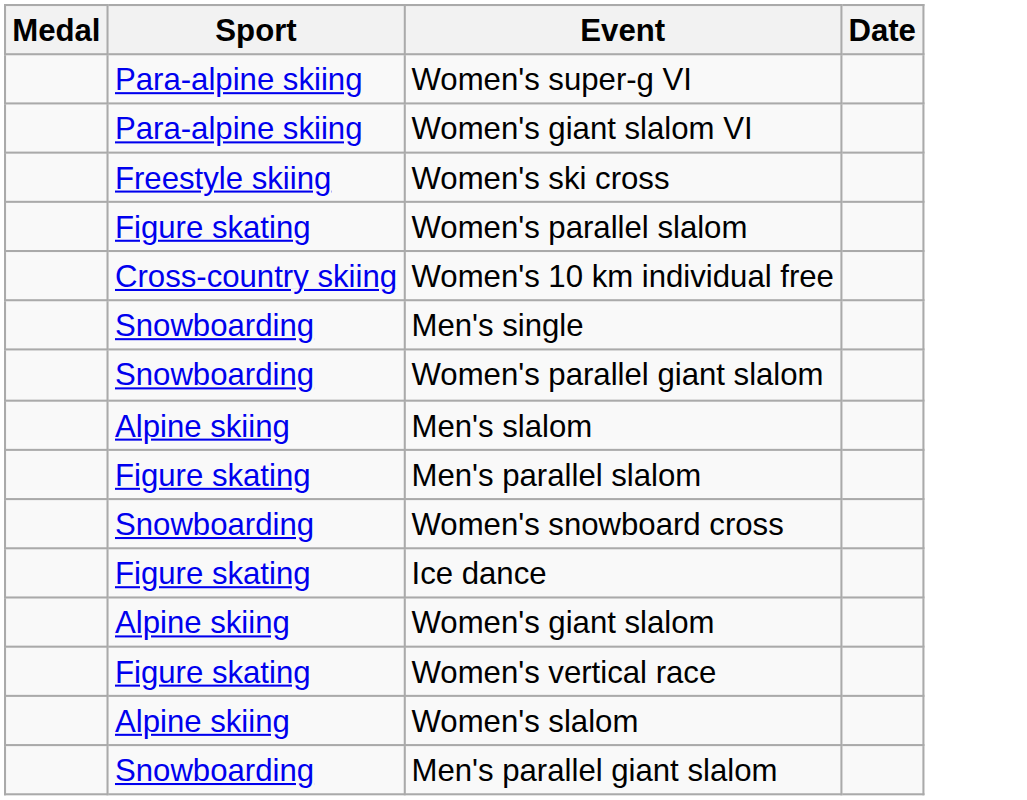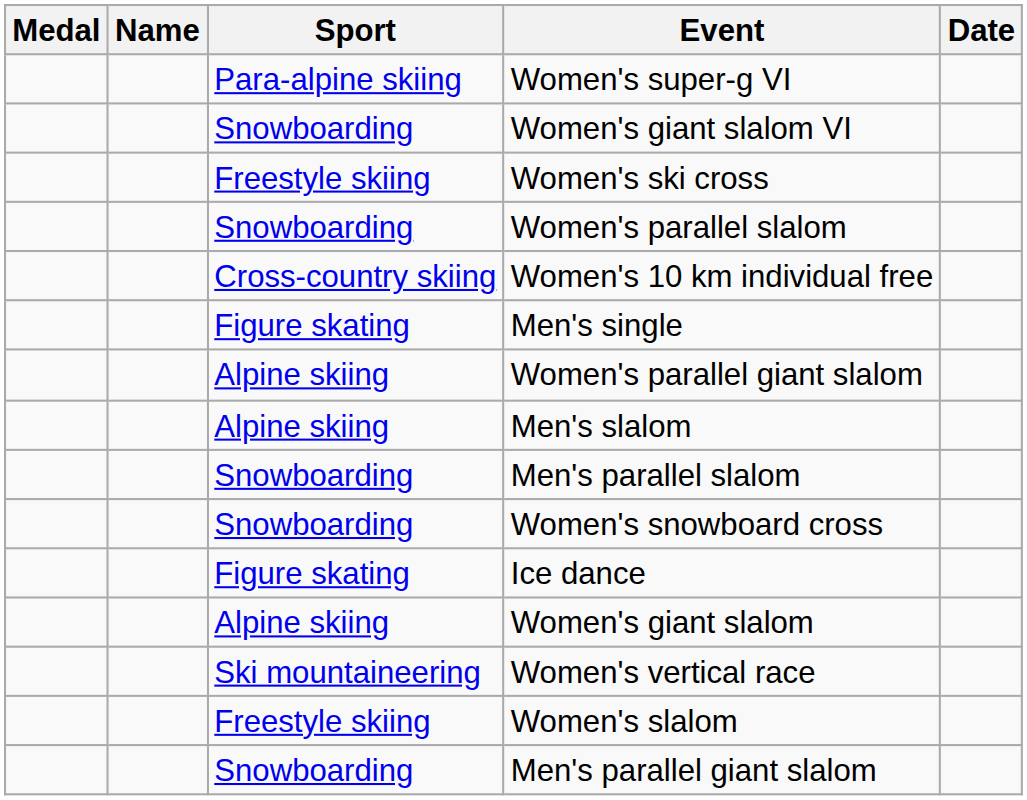+ column: (157, 30)
(239, 129) Para-alpine skiing -> (314, 129) Snowboarding
(213, 227) Figure skating -> (314, 227) Snowboarding
(215, 326) Snowboarding -> (312, 326) Figure skating
(215, 375) Snowboarding -> (302, 375) Alpine skiing
(213, 474) Figure skating -> (314, 474) Snowboarding
(213, 671) Figure skating -> (348, 671) Ski mountaineering
(202, 720) Alpine skiing -> (322, 720) Freestyle skiing
